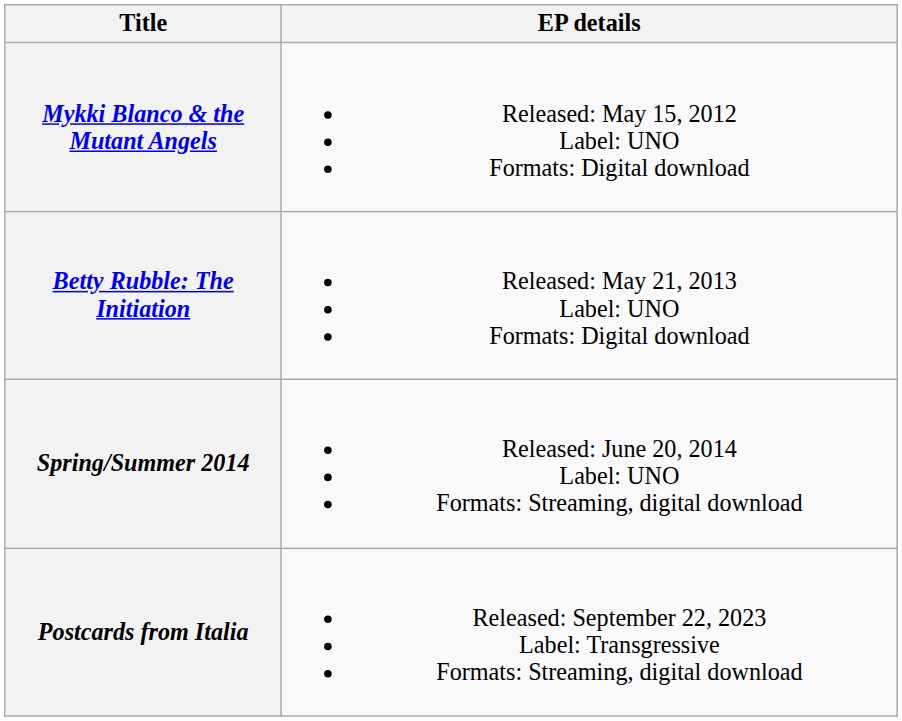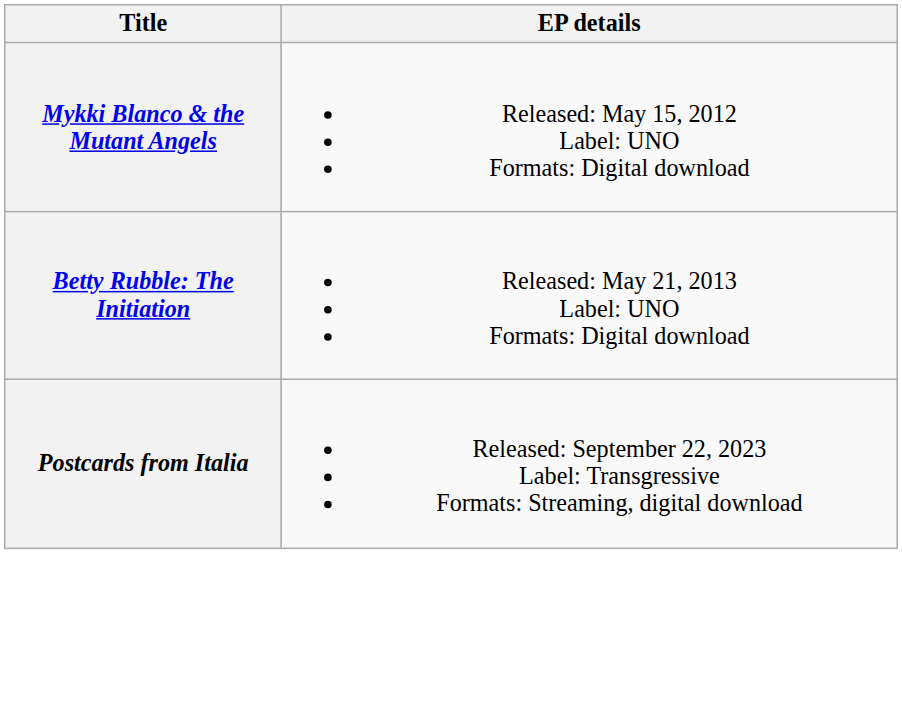- row: (143, 463)
